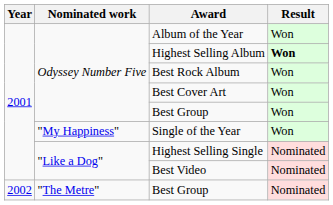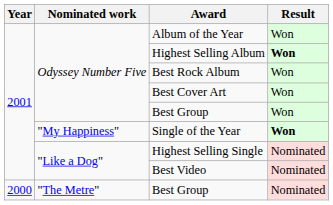(282, 131) normal -> (283, 131) bold
(20, 190) 2002 -> (20, 190) 2000
